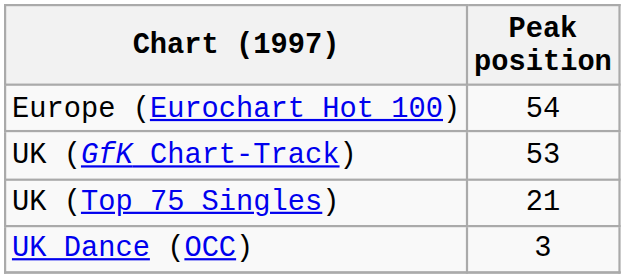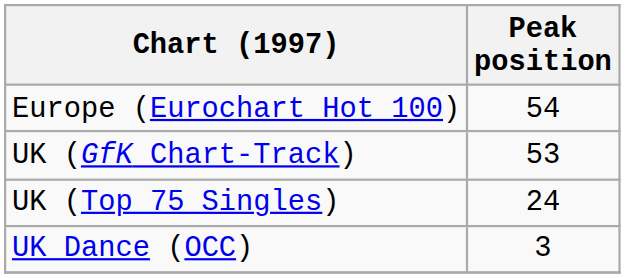(543, 202) 21 -> (543, 202) 24
